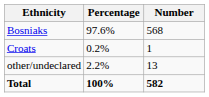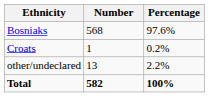columns swapped: (174, 13) <-> (114, 13)
